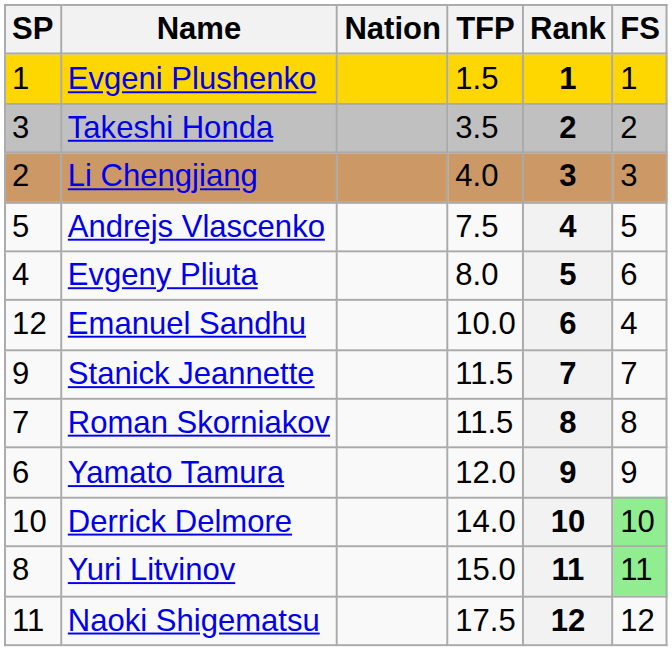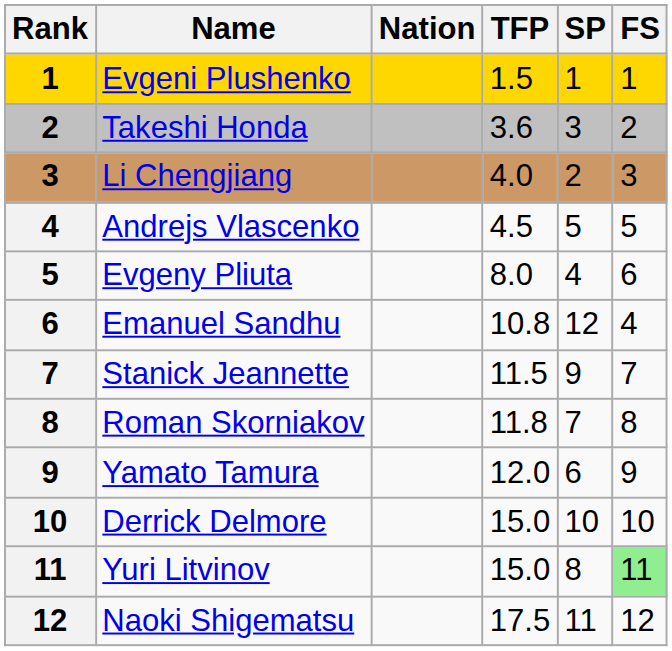columns swapped: (568, 29) <-> (33, 29)
(477, 127) 3.5 -> (511, 127) 3.6
(477, 226) 7.5 -> (511, 226) 4.5
(485, 324) 10.0 -> (520, 324) 10.8
(484, 422) 11.5 -> (519, 422) 11.8
(485, 521) 14.0 -> (520, 521) 15.0
(637, 521) lightgreen background -> (637, 521) no background
